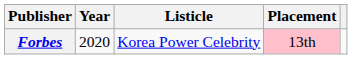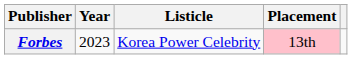(95, 41) 2020 -> (95, 41) 2023
